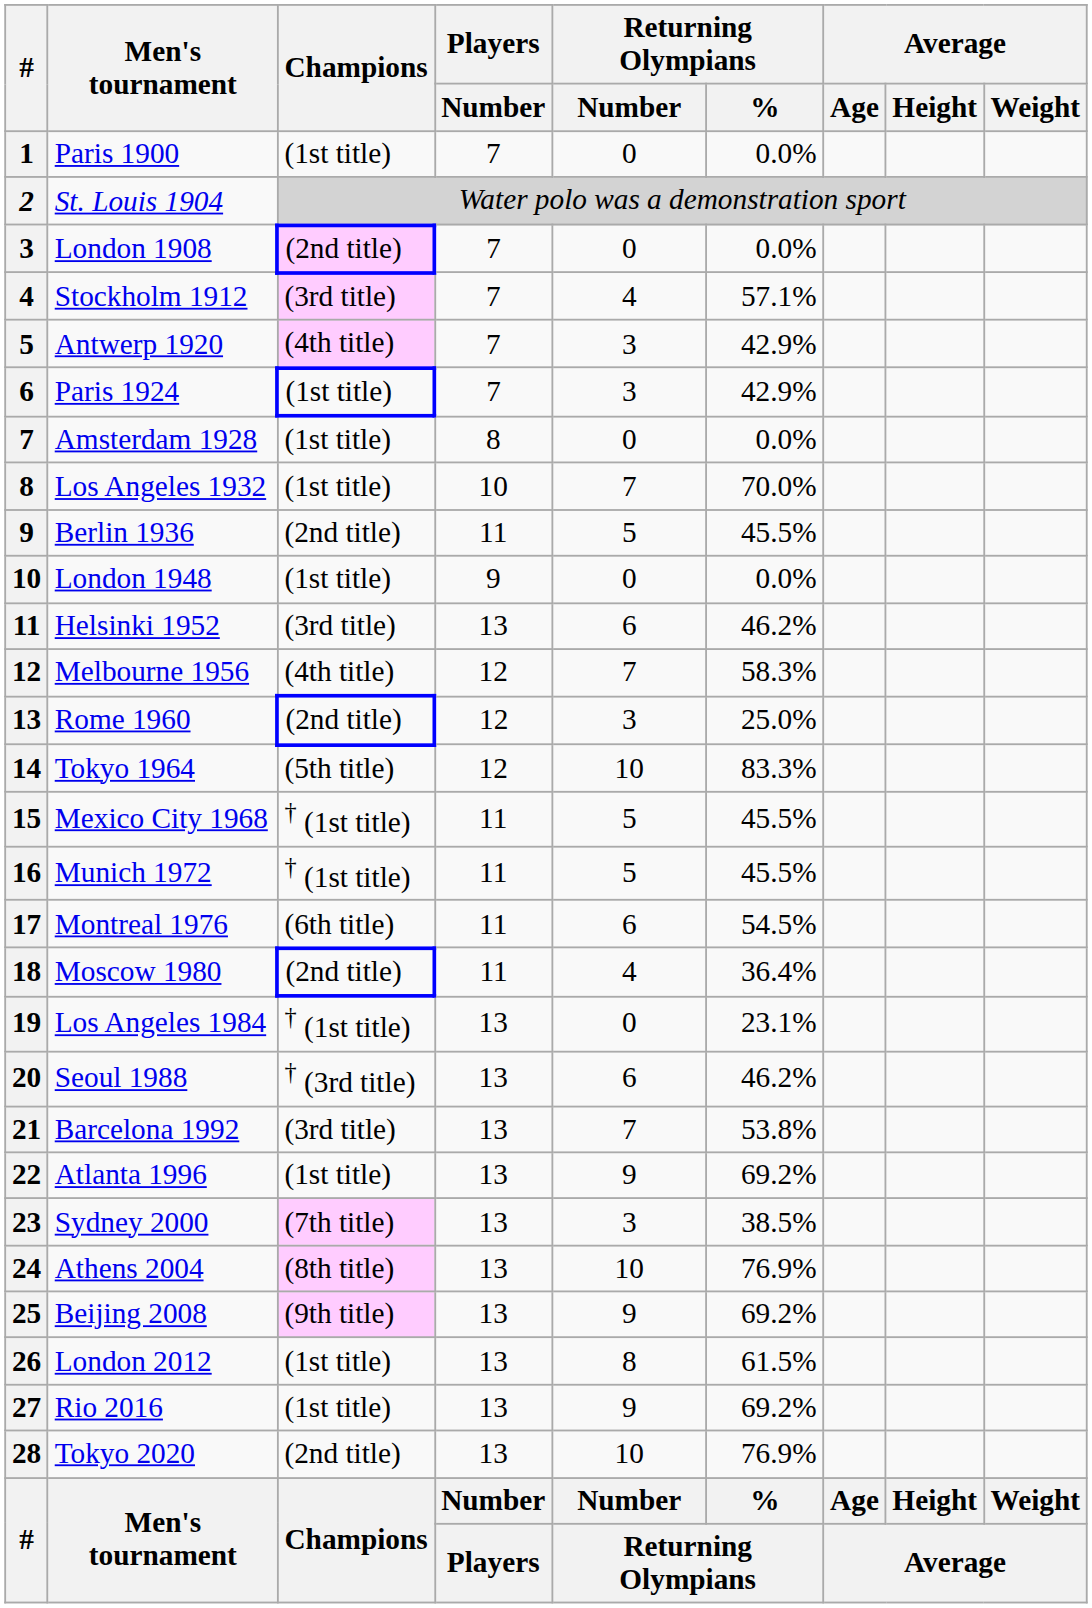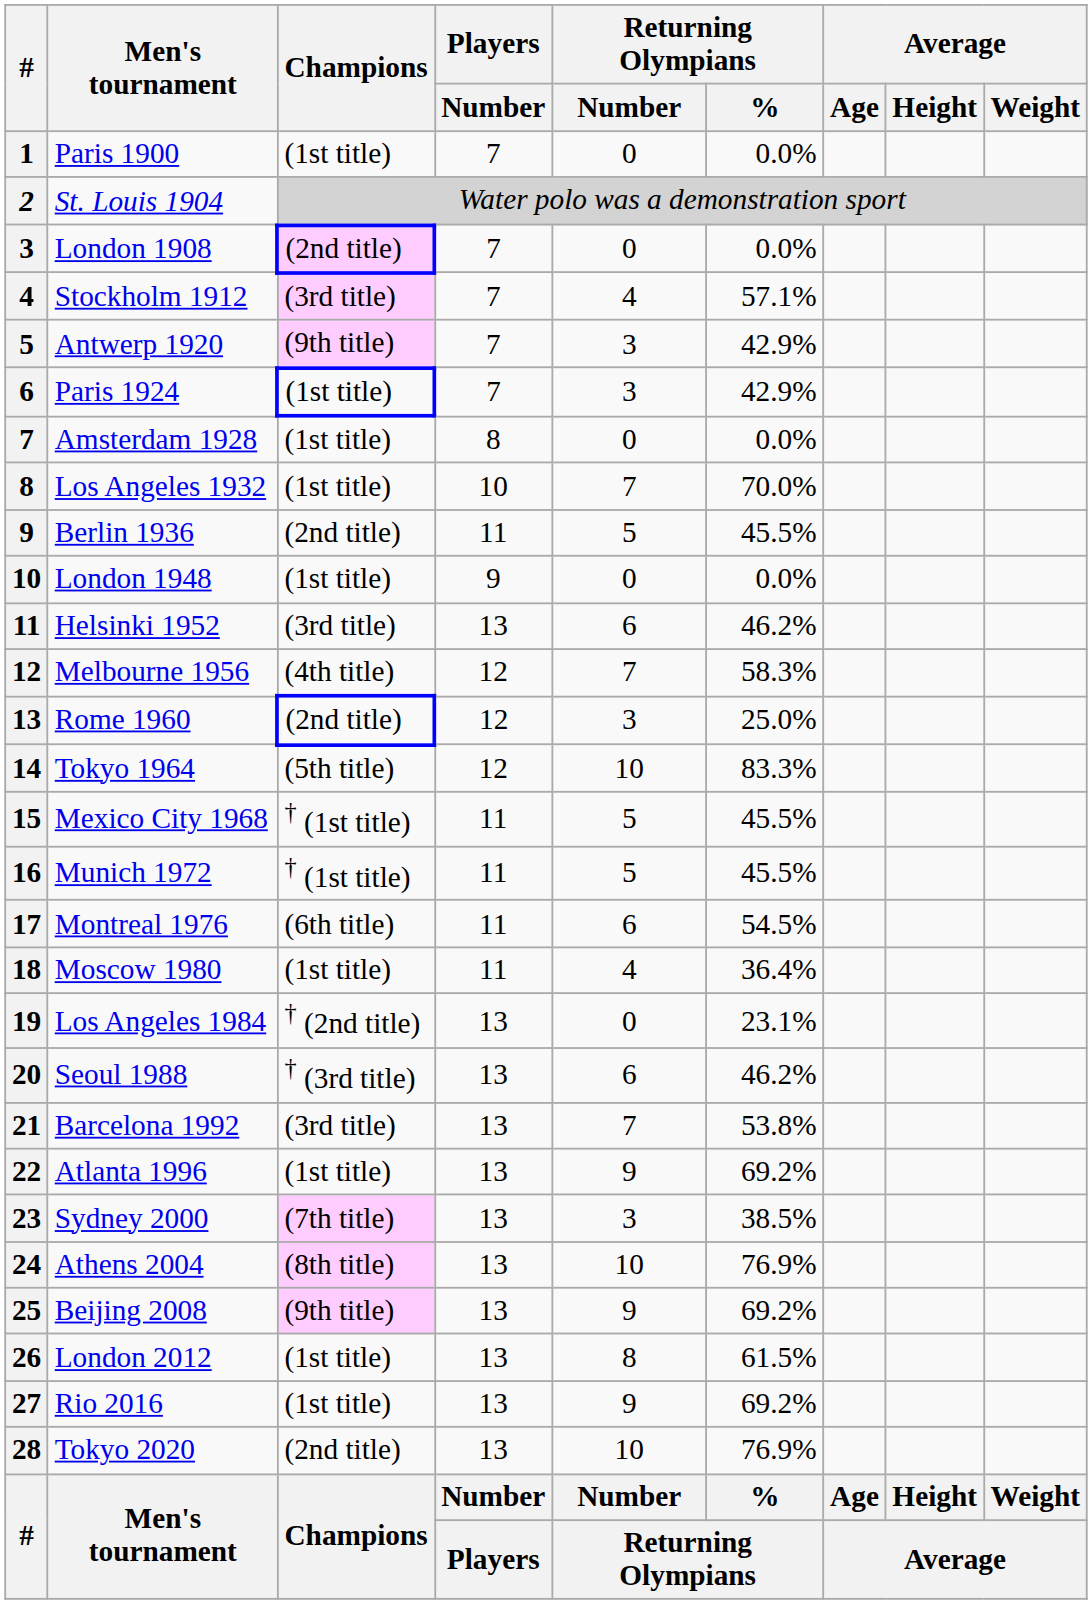(339, 342) (4th title) -> (339, 342) (9th title)
(344, 971) (2nd title) -> (338, 969) (1st title)
(348, 1023) † (1st title) -> (352, 1020) † (2nd title)
